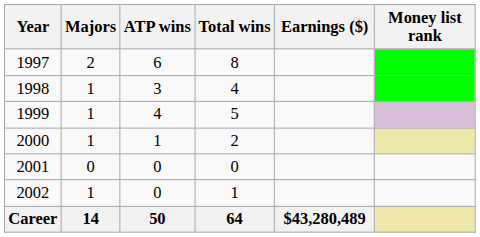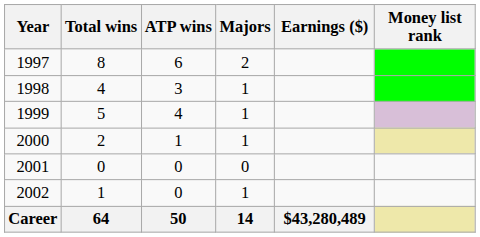columns swapped: (91, 26) <-> (235, 26)
